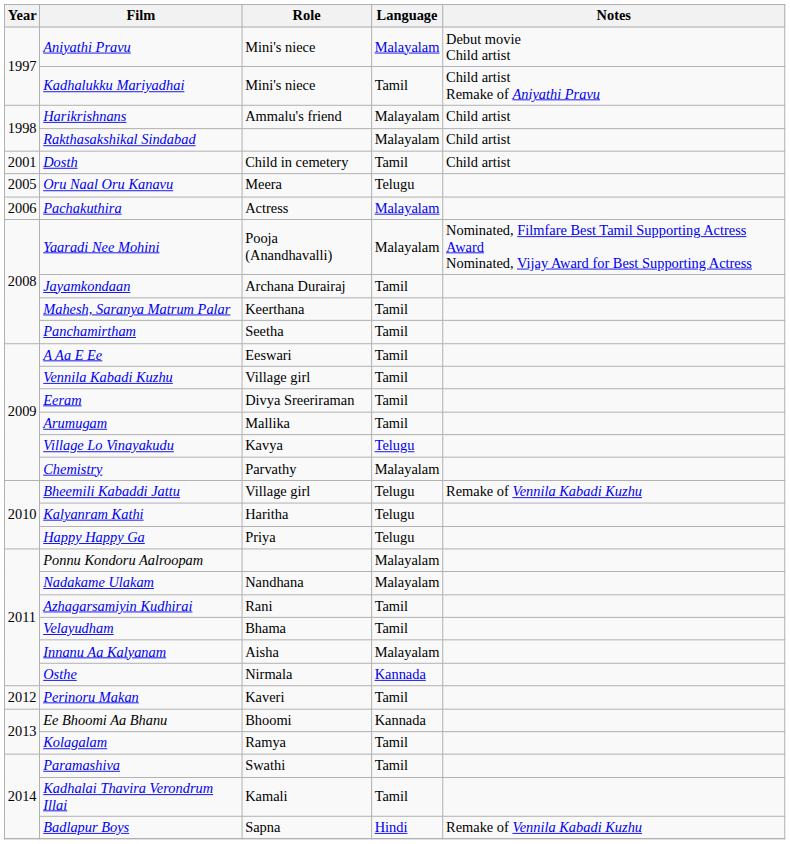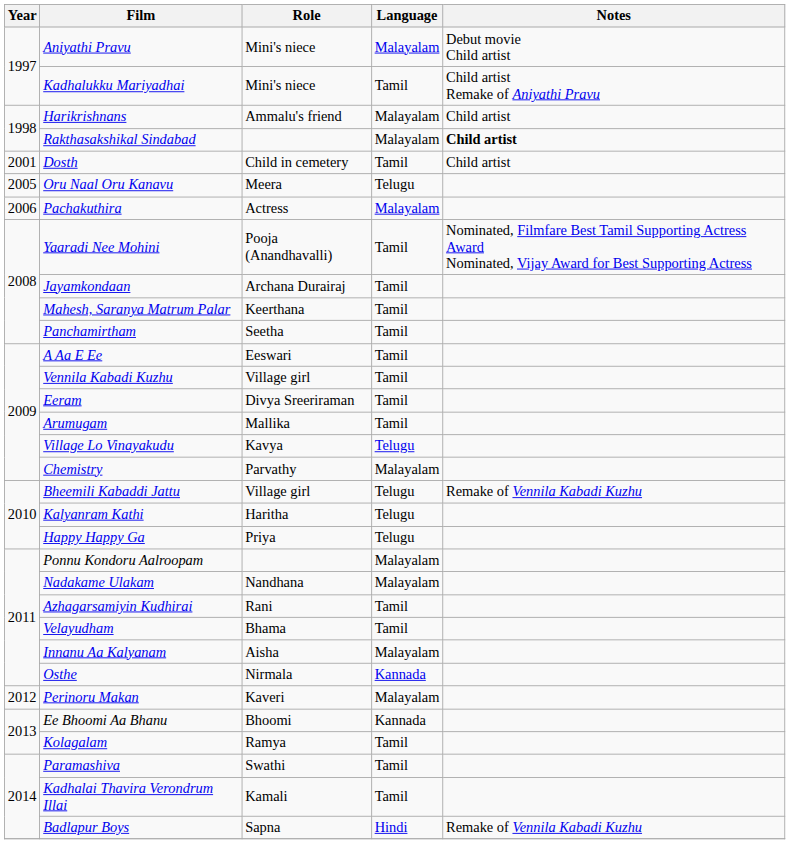(478, 139) normal -> (481, 139) bold
(407, 247) Malayalam -> (391, 247) Tamil
(391, 697) Tamil -> (407, 697) Malayalam
